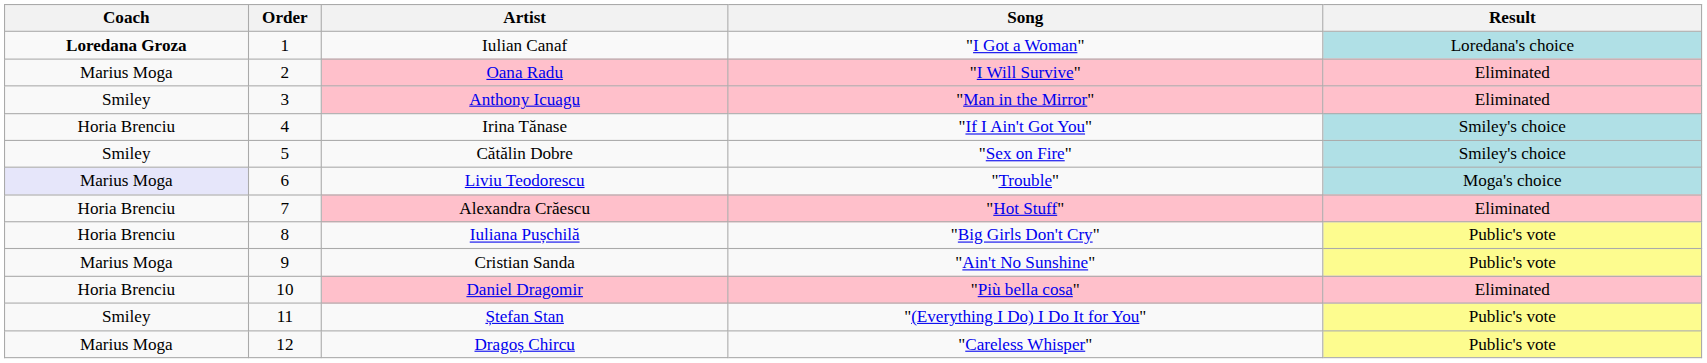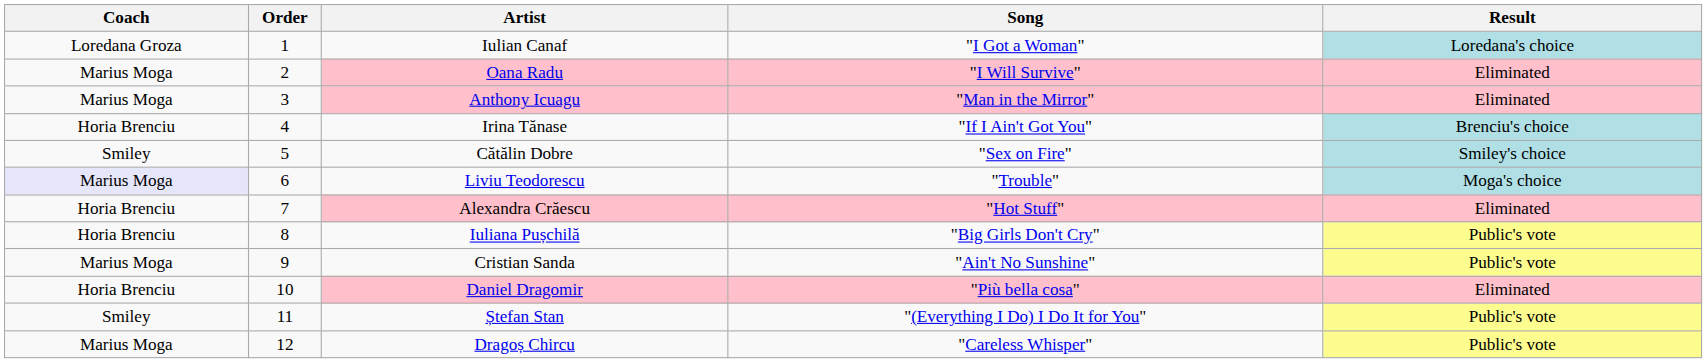(126, 45) bold -> (126, 45) normal
(126, 99) Smiley -> (126, 99) Marius Moga
(1512, 126) Smiley's choice -> (1512, 126) Brenciu's choice
